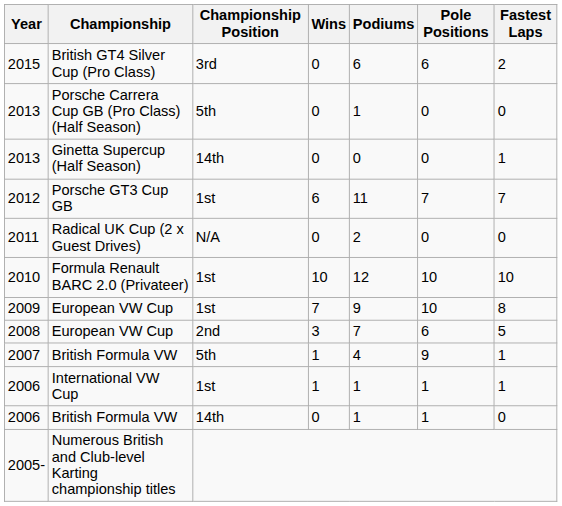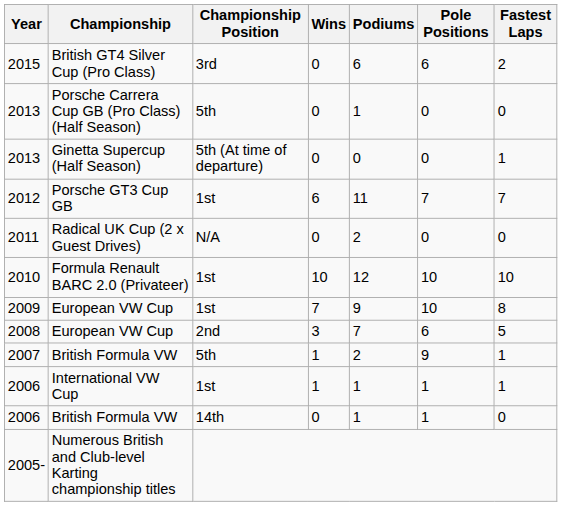(210, 159) 14th -> (241, 159) 5th (At time of departure)
(357, 354) 4 -> (357, 354) 2
